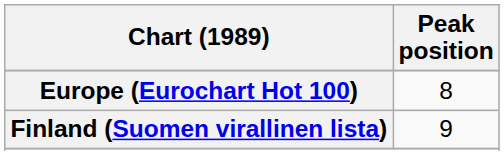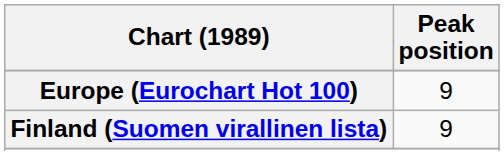(446, 90) 8 -> (446, 90) 9
